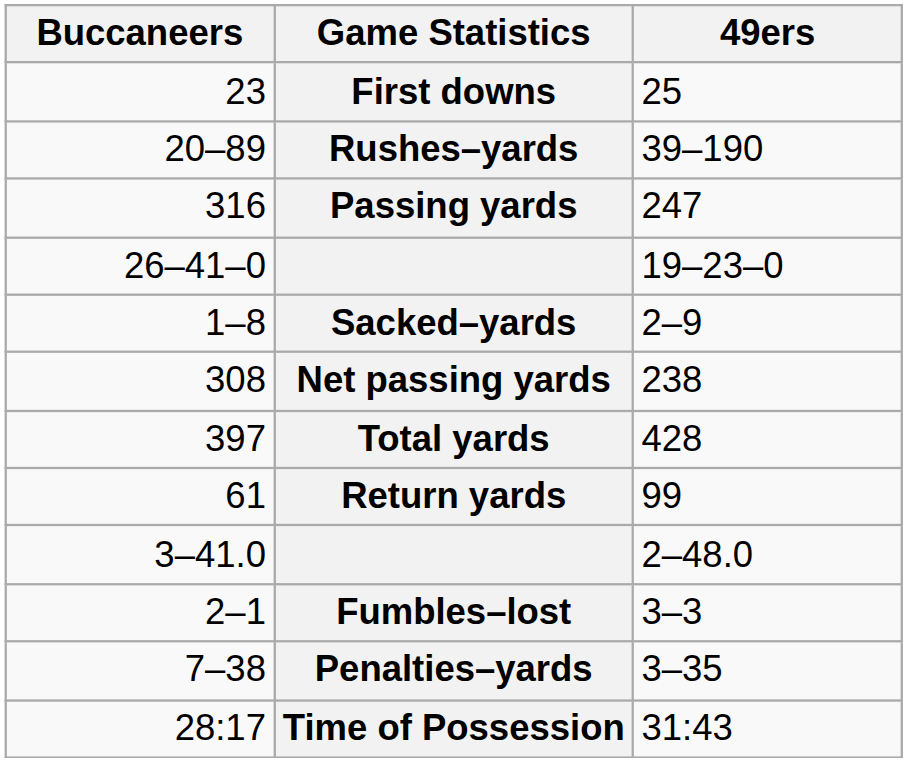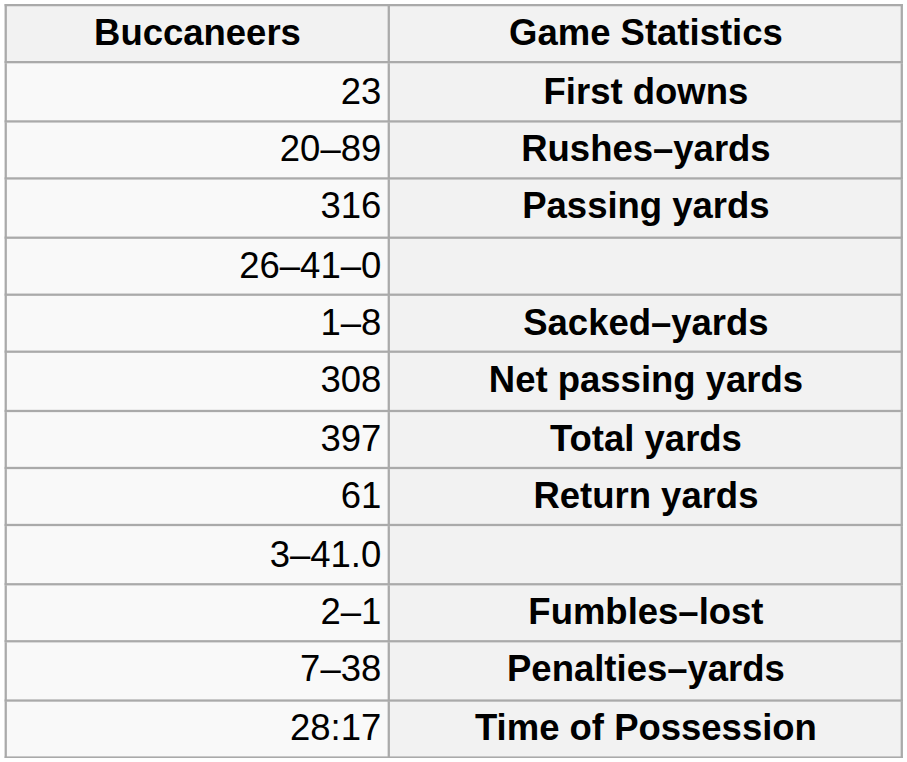- column: (768, 33)
